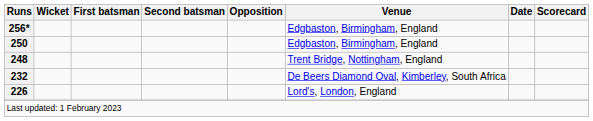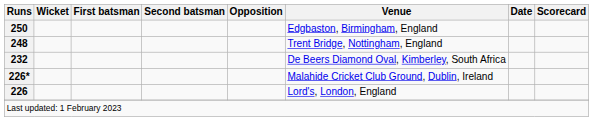- row: (19, 28)
+ row: (19, 76)
